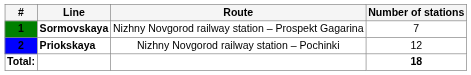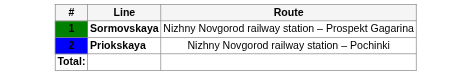- column: (416, 12)
